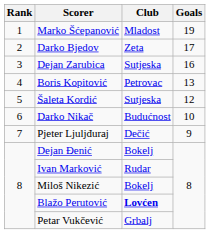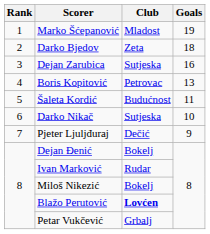(189, 47) 17 -> (189, 47) 18
(143, 99) Sutjeska -> (147, 99) Budućnost
(189, 99) 12 -> (189, 99) 11
(147, 116) Budućnost -> (143, 116) Sutjeska
